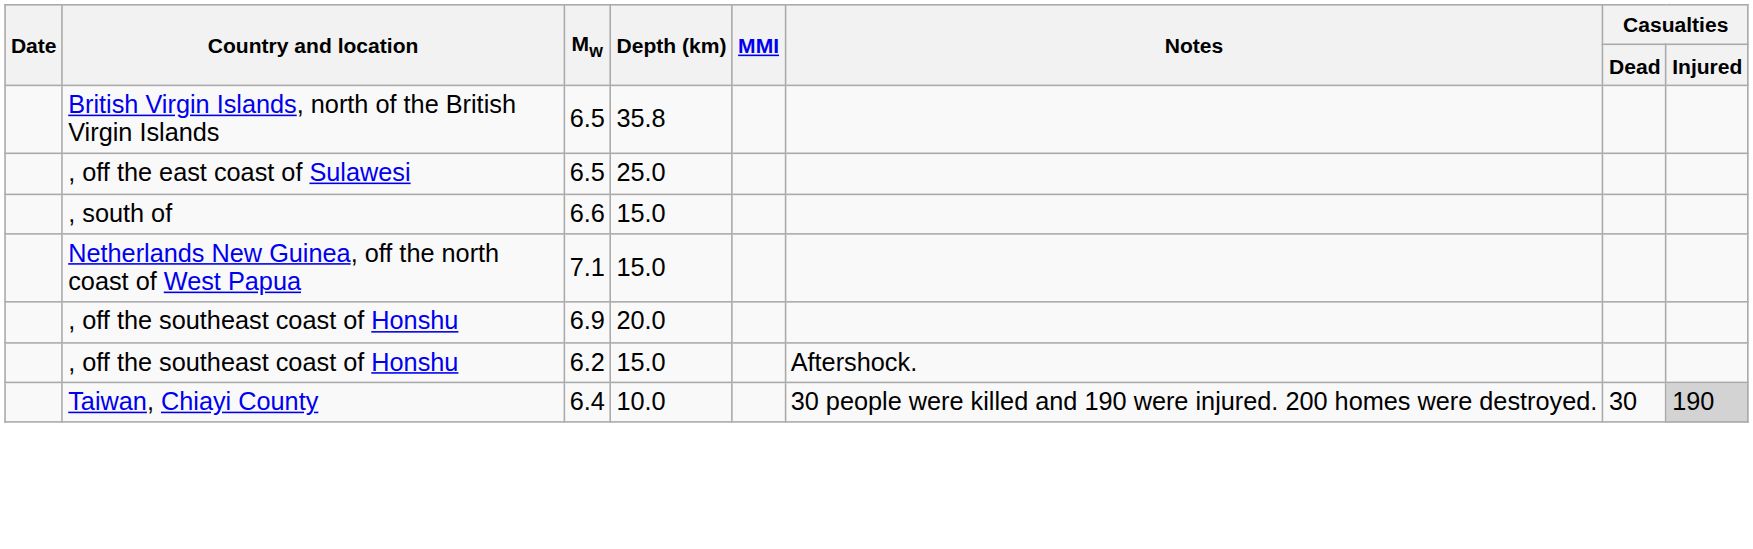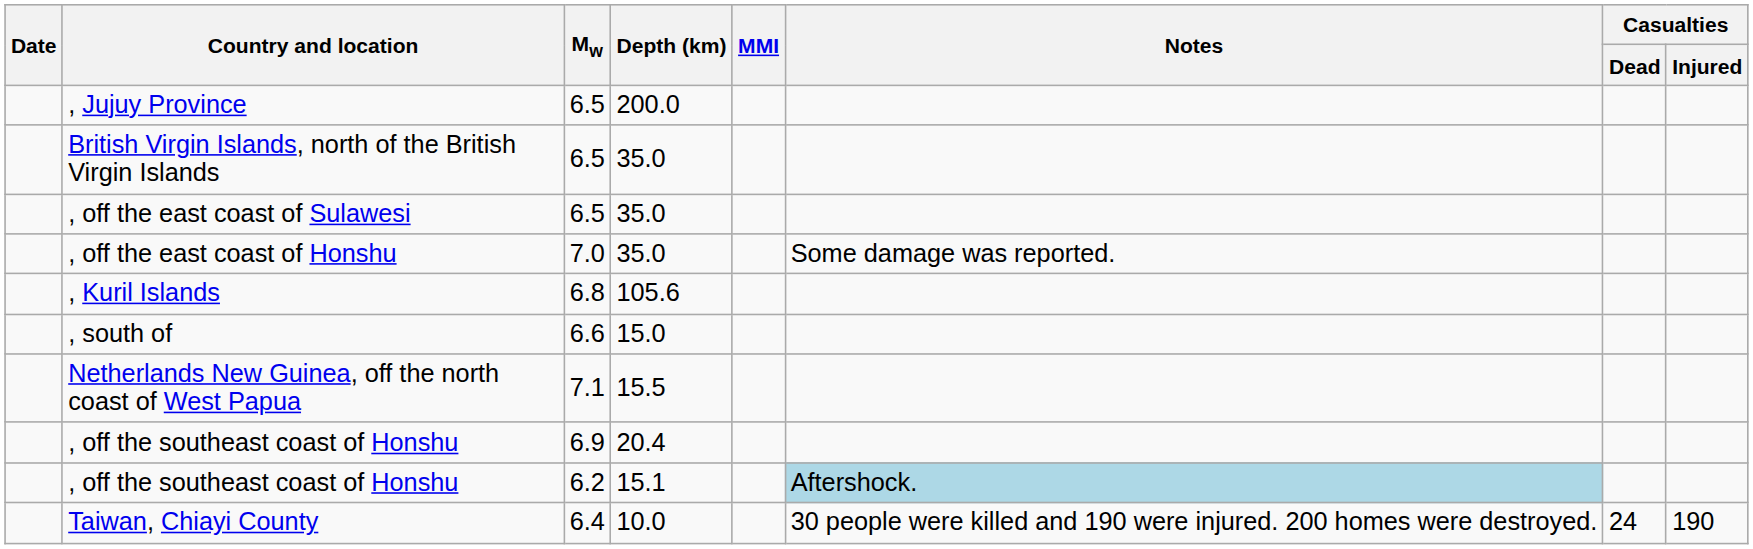+ row: (157, 104)
(641, 118) 35.8 -> (641, 159) 35.0
(641, 173) 25.0 -> (641, 213) 35.0
+ row: (232, 253)
+ row: (144, 293)
(641, 267) 15.0 -> (641, 387) 15.5
(641, 321) 20.0 -> (641, 442) 20.4
(641, 362) 15.0 -> (641, 482) 15.1
(854, 362) no background -> (854, 482) lightblue background
(1623, 402) 30 -> (1623, 522) 24
(1693, 402) lightgrey background -> (1693, 522) no background
